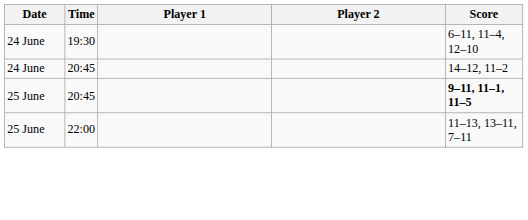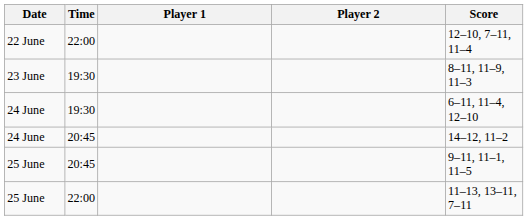+ row: (26, 41)
+ row: (26, 76)
(476, 96) bold -> (476, 164) normal
